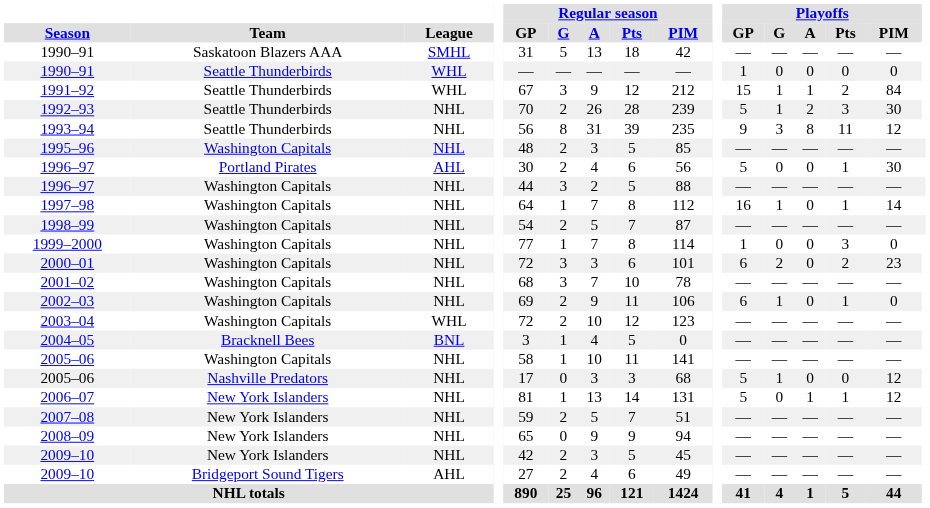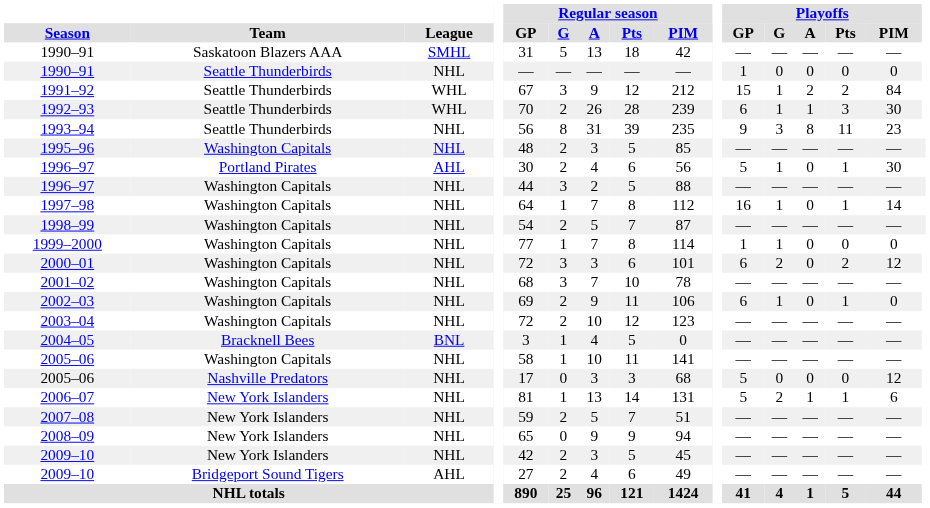(449, 71) WHL -> (449, 71) NHL
(810, 90) 1 -> (810, 90) 2
(449, 109) NHL -> (449, 109) WHL
(743, 109) 5 -> (743, 109) 6
(810, 109) 2 -> (810, 109) 1
(894, 128) 12 -> (894, 128) 23
(779, 167) 0 -> (779, 167) 1
(779, 244) 0 -> (779, 244) 1
(845, 244) 3 -> (845, 244) 0
(894, 263) 23 -> (894, 263) 12
(449, 320) WHL -> (449, 320) NHL
(779, 378) 1 -> (779, 378) 0
(779, 397) 0 -> (779, 397) 2
(894, 397) 12 -> (894, 397) 6
